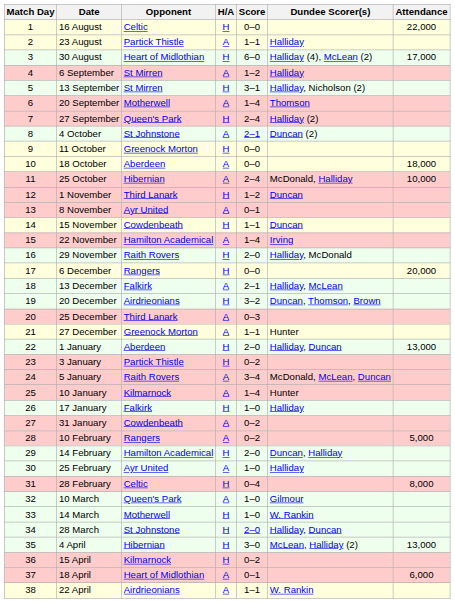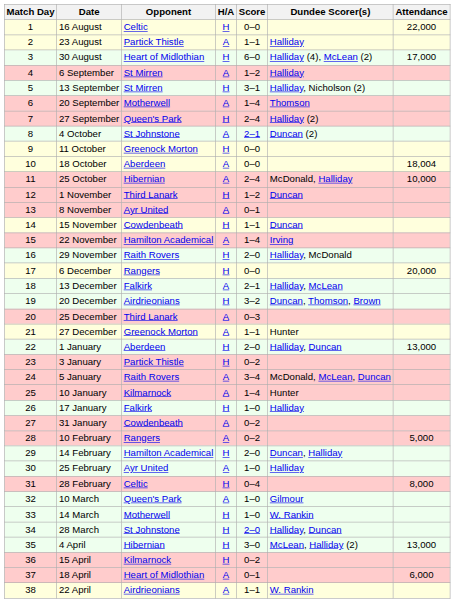(422, 164) 18,000 -> (422, 164) 18,004
